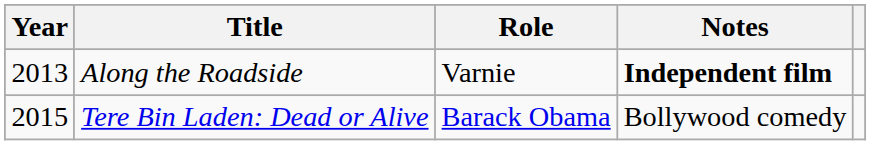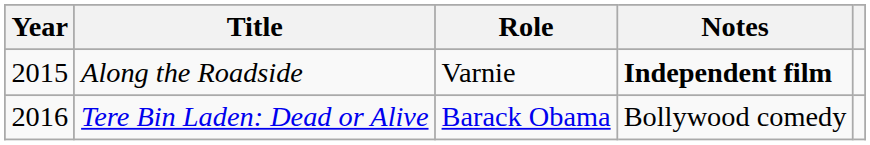(40, 71) 2013 -> (40, 71) 2015
(40, 116) 2015 -> (40, 116) 2016
